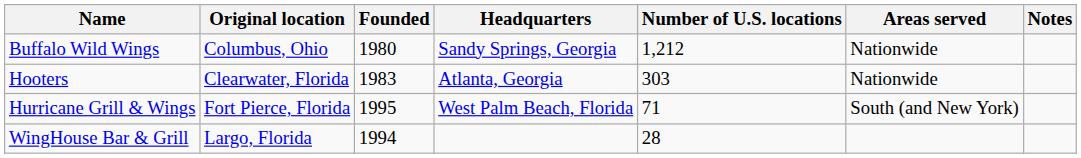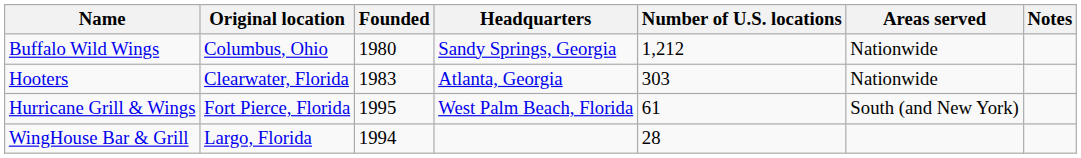(651, 108) 71 -> (651, 108) 61
